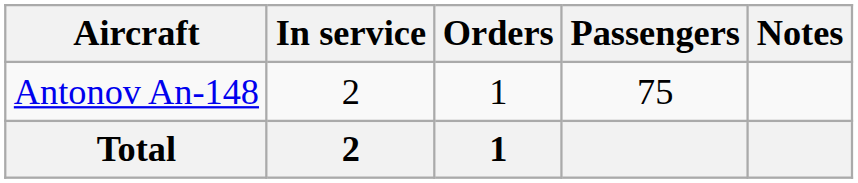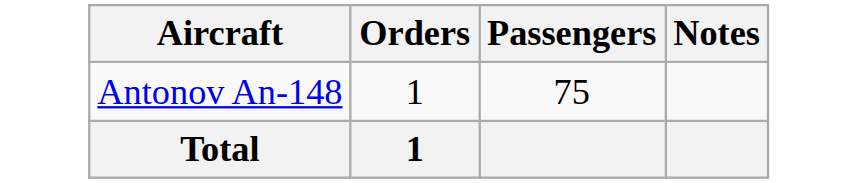- column: (351, 33)
